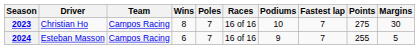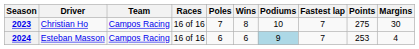columns swapped: (241, 11) <-> (184, 11)
(210, 38) 7 -> (220, 38) 6
(278, 38) no background -> (278, 38) lightblue background
(362, 38) 255 -> (362, 38) 253
(396, 38) 5 -> (396, 38) 4
